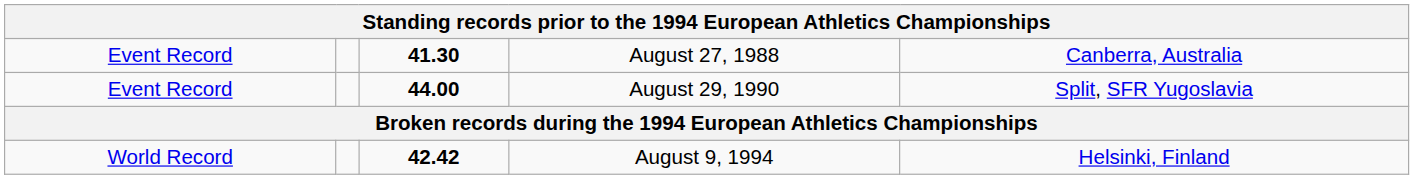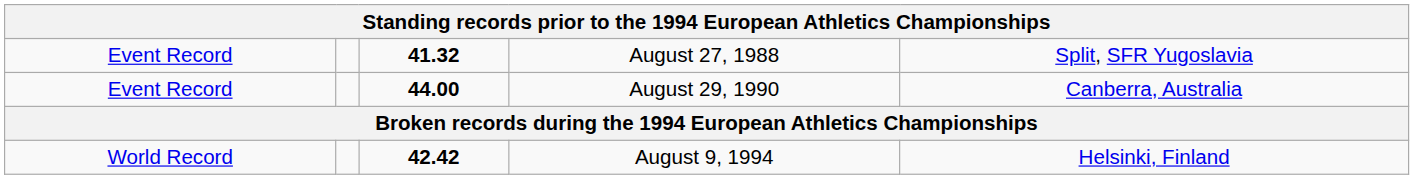(434, 55) 41.30 -> (434, 55) 41.32
(1154, 55) Canberra, Australia -> (1154, 55) Split, SFR Yugoslavia
(1154, 89) Split, SFR Yugoslavia -> (1154, 89) Canberra, Australia
